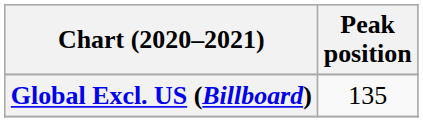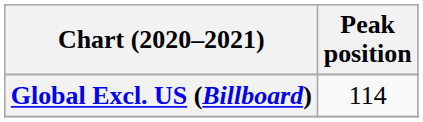(368, 95) 135 -> (368, 95) 114
